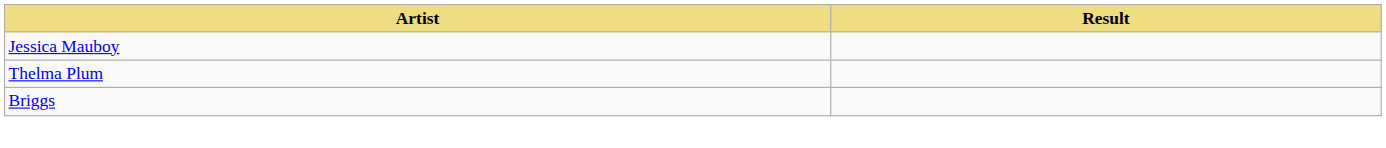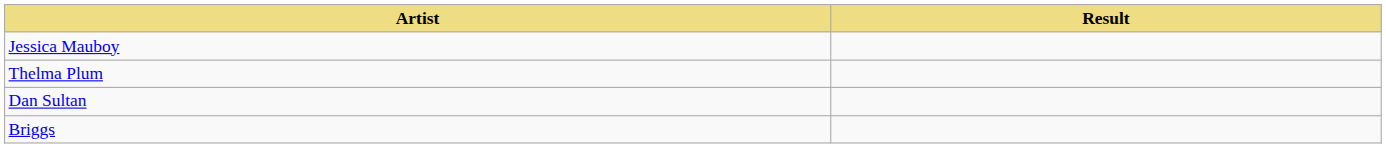+ row: (48, 101)
